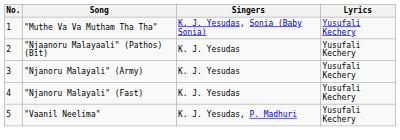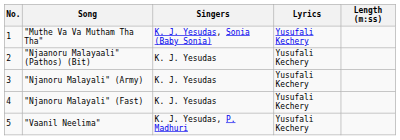+ column: (368, 16)
